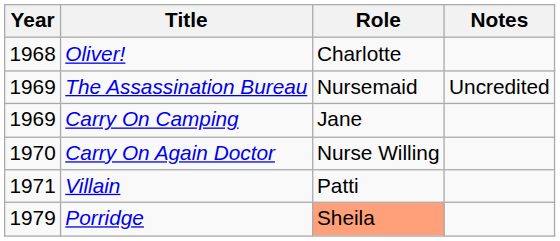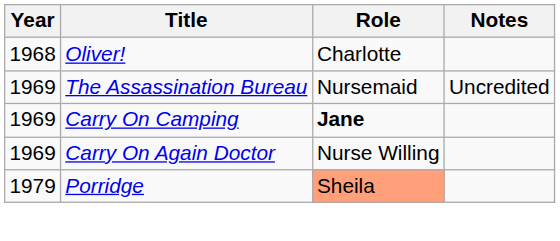(339, 119) normal -> (341, 119) bold
(33, 152) 1970 -> (33, 152) 1969
- row: (93, 185)
